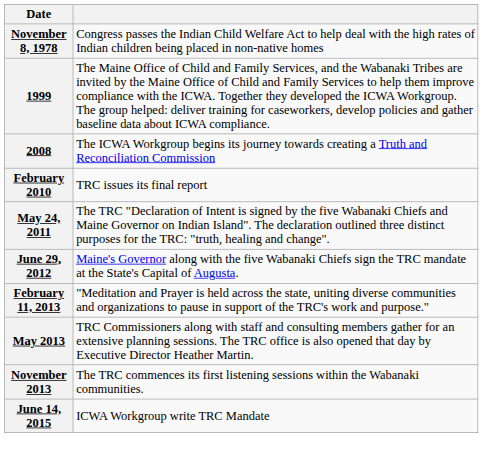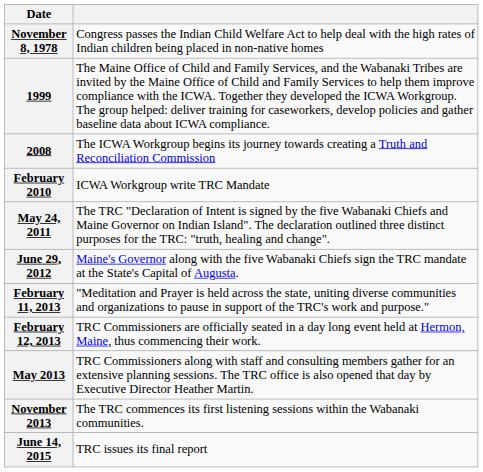(142, 184) TRC issues its final report -> (173, 184) ICWA Workgroup write TRC Mandate
+ row: (39, 334)
(173, 415) ICWA Workgroup write TRC Mandate -> (142, 449) TRC issues its final report
